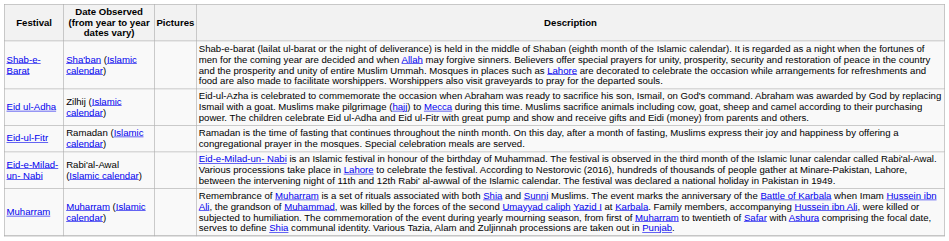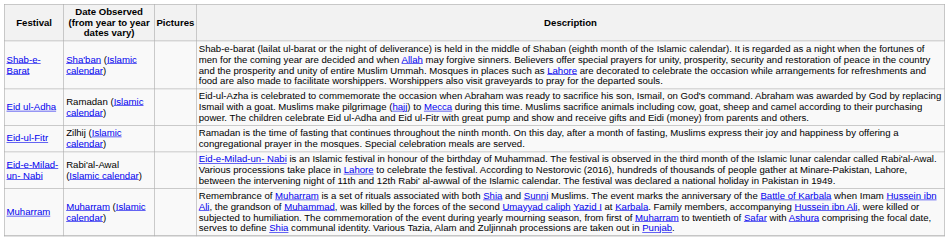(94, 107) Zilhij (Islamic calendar) -> (105, 107) Ramadan (Islamic calendar)
(105, 138) Ramadan (Islamic calendar) -> (94, 138) Zilhij (Islamic calendar)
